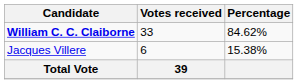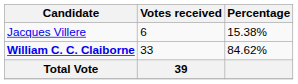rows swapped: (71, 32) <-> (47, 50)
